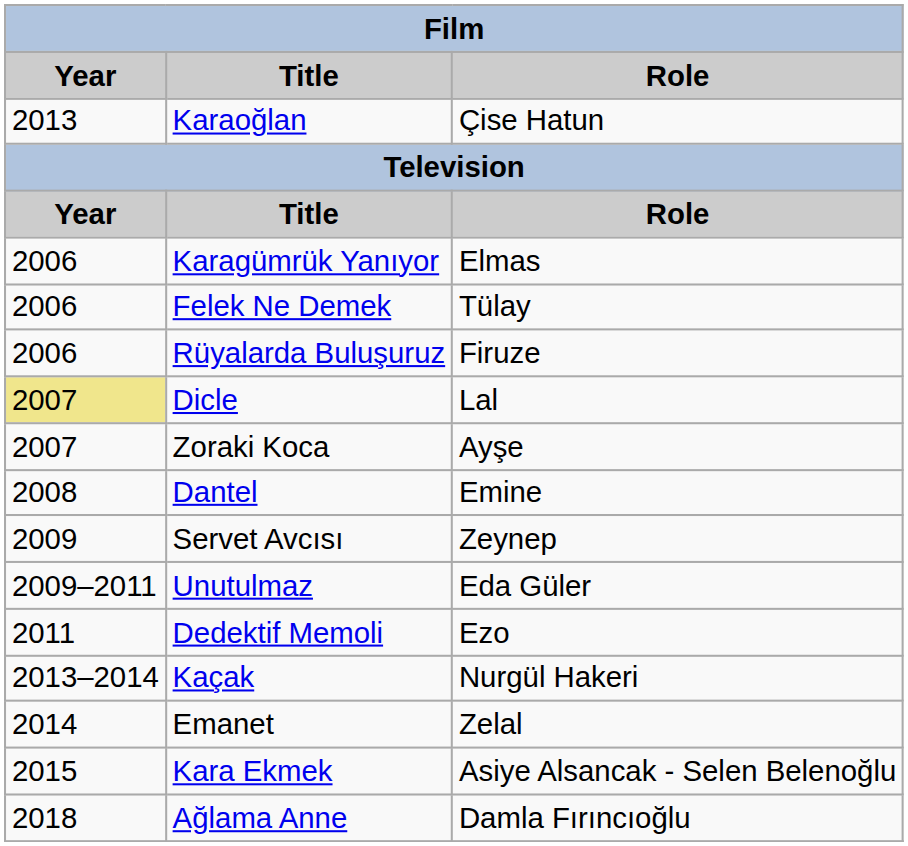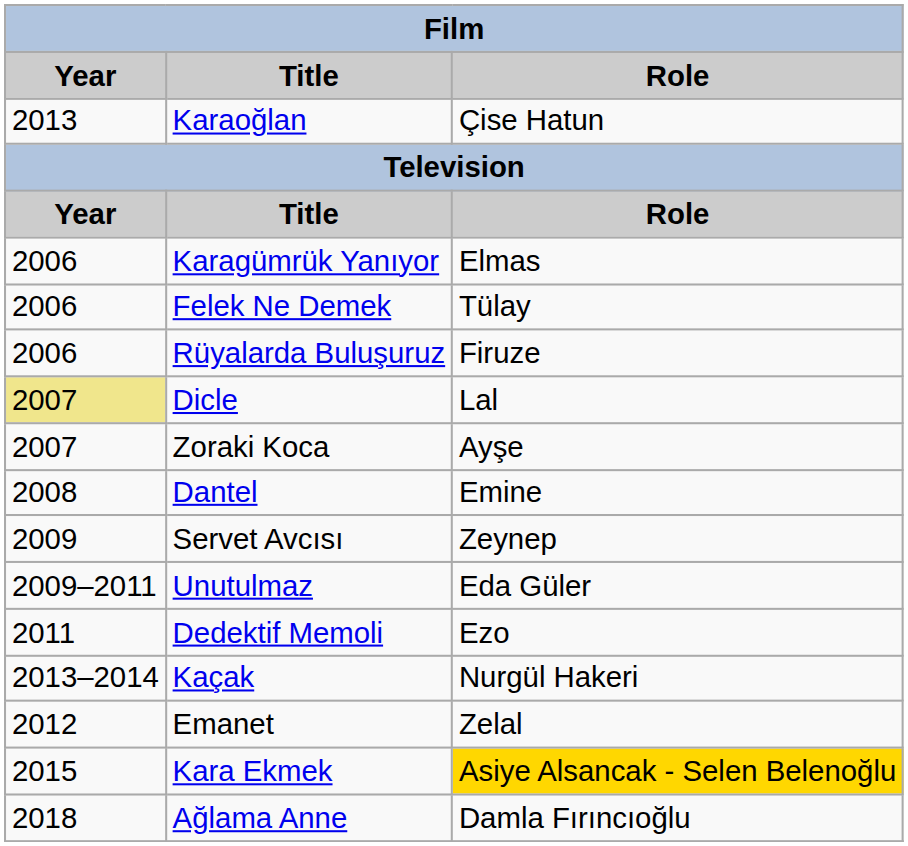(45, 725) 2014 -> (45, 725) 2012
(678, 771) no background -> (678, 771) gold background
